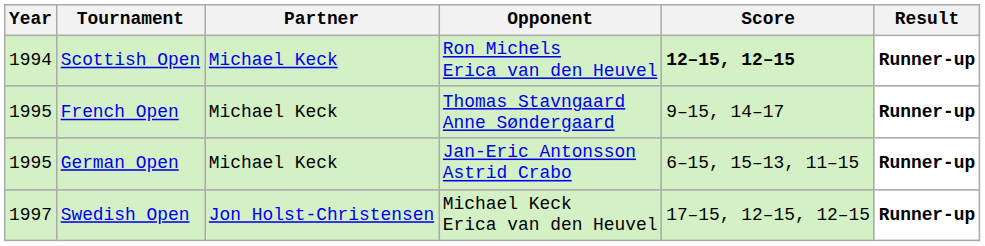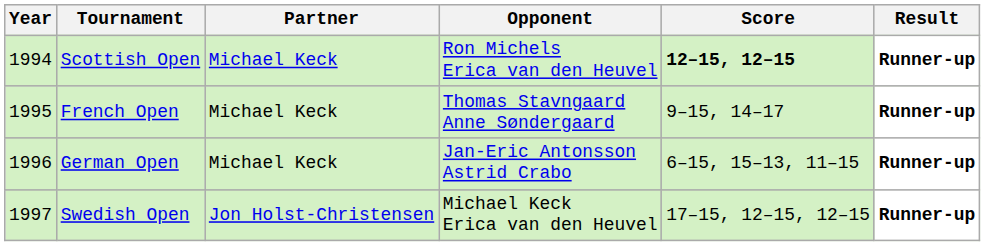(31, 163) 1995 -> (31, 163) 1996
